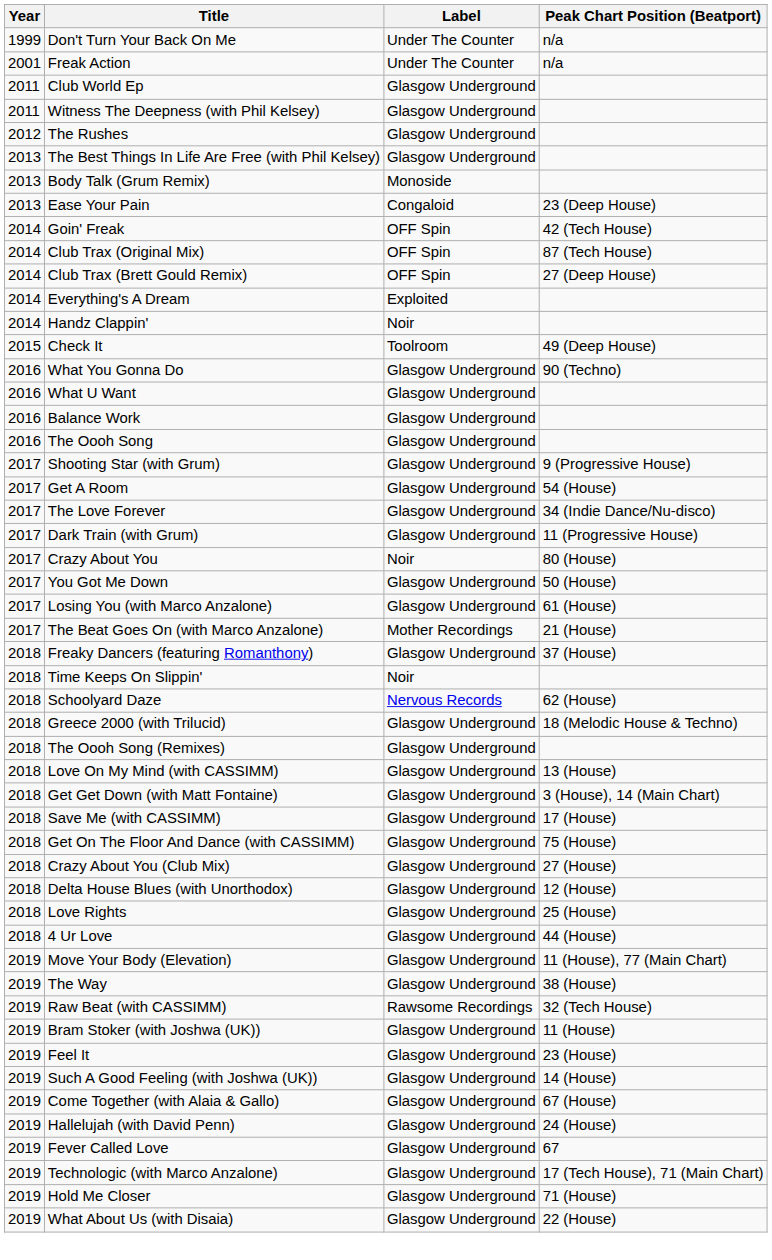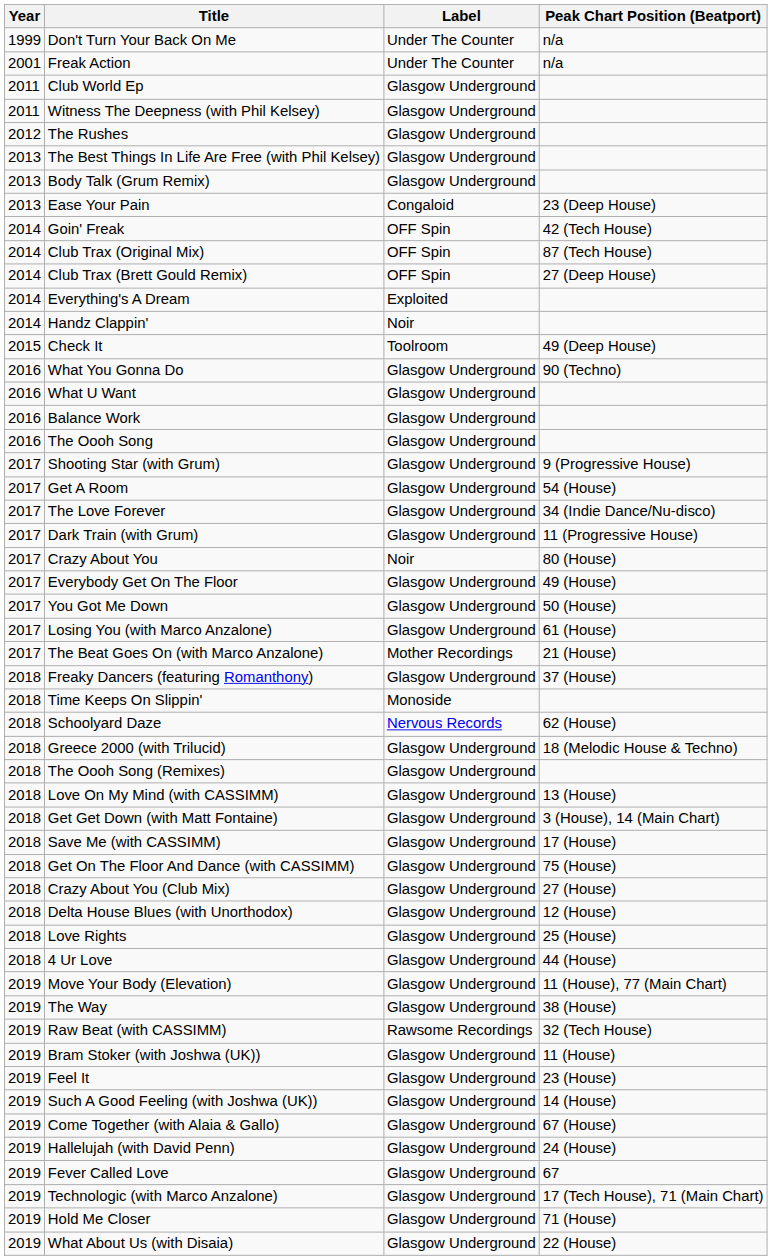(419, 181) Monoside -> (461, 181) Glasgow Underground
+ row: (143, 582)
(401, 677) Noir -> (419, 700) Monoside
